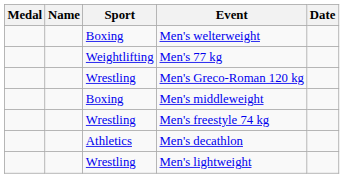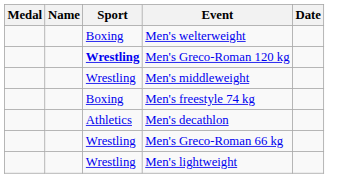- row: (191, 57)
(111, 78) normal -> (113, 57) bold
(105, 99) Boxing -> (111, 78) Wrestling
(111, 120) Wrestling -> (105, 99) Boxing
+ row: (214, 141)
